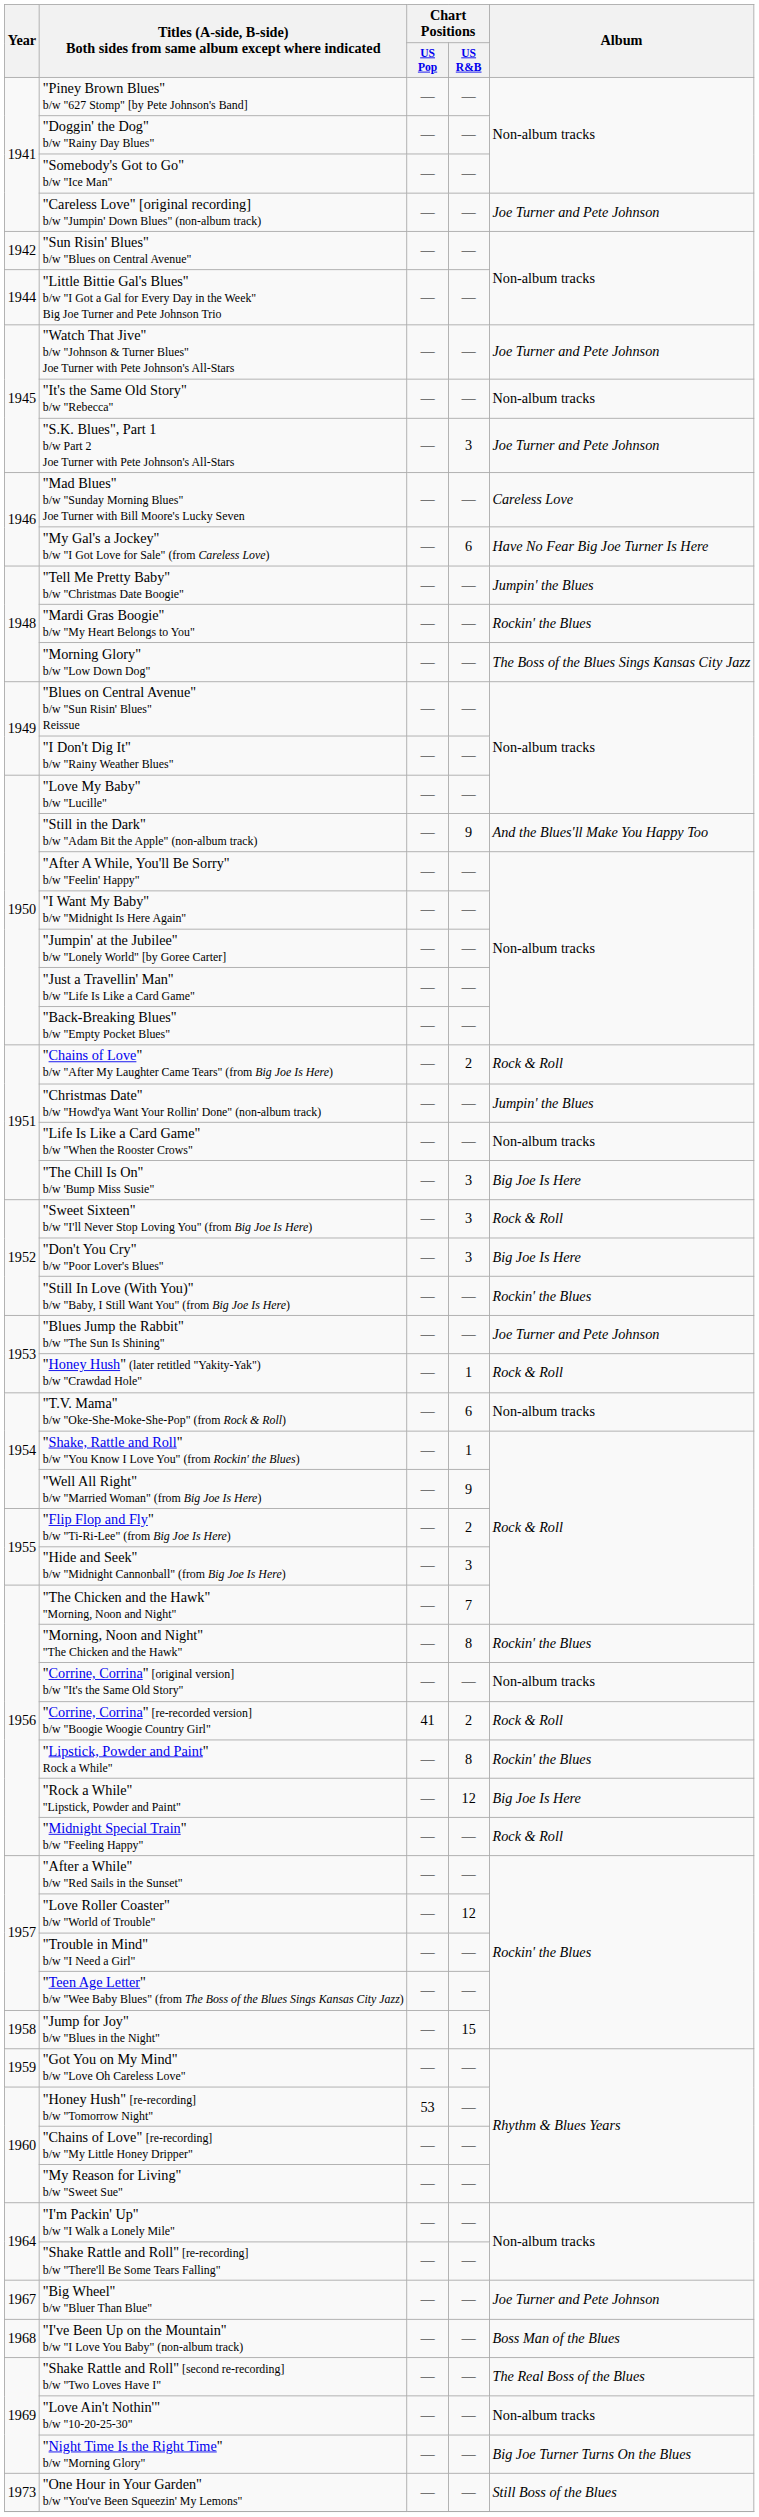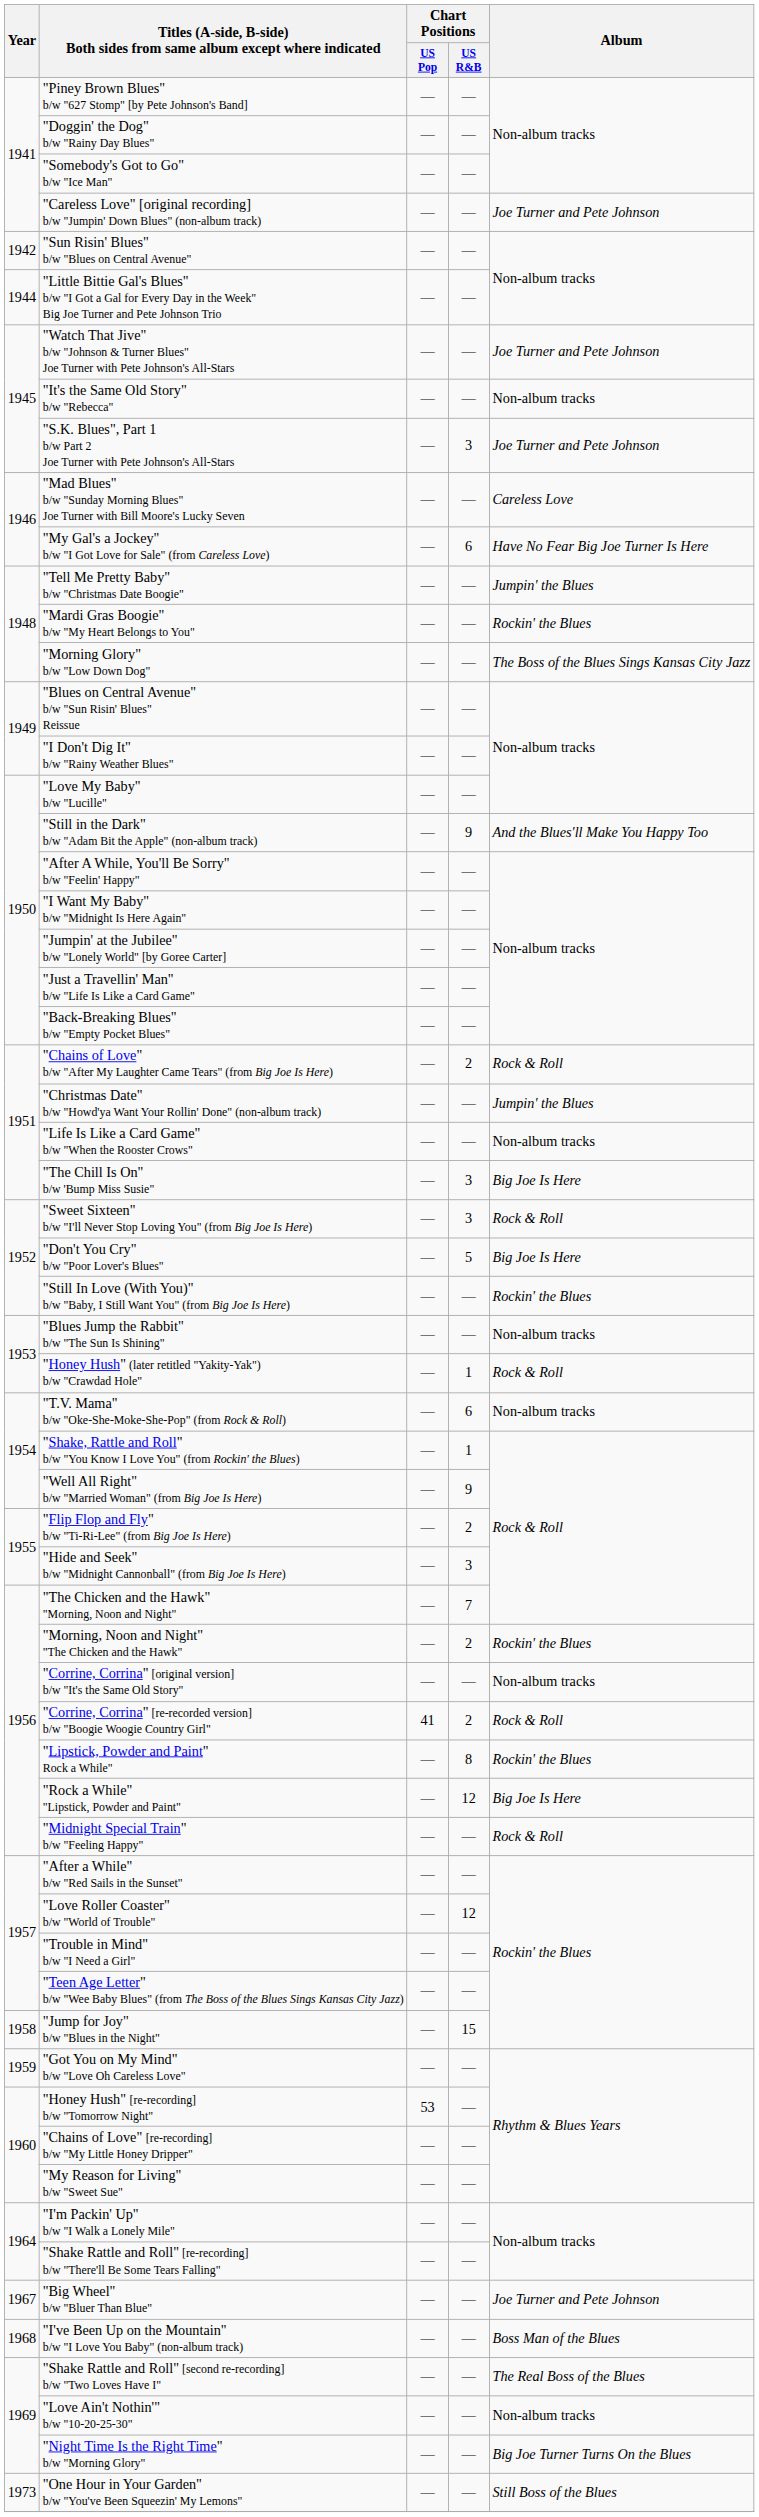(469, 1257) 3 -> (469, 1257) 5
(576, 1334) Joe Turner and Pete Johnson -> (544, 1334) Non-album tracks
(469, 1643) 8 -> (469, 1643) 2
